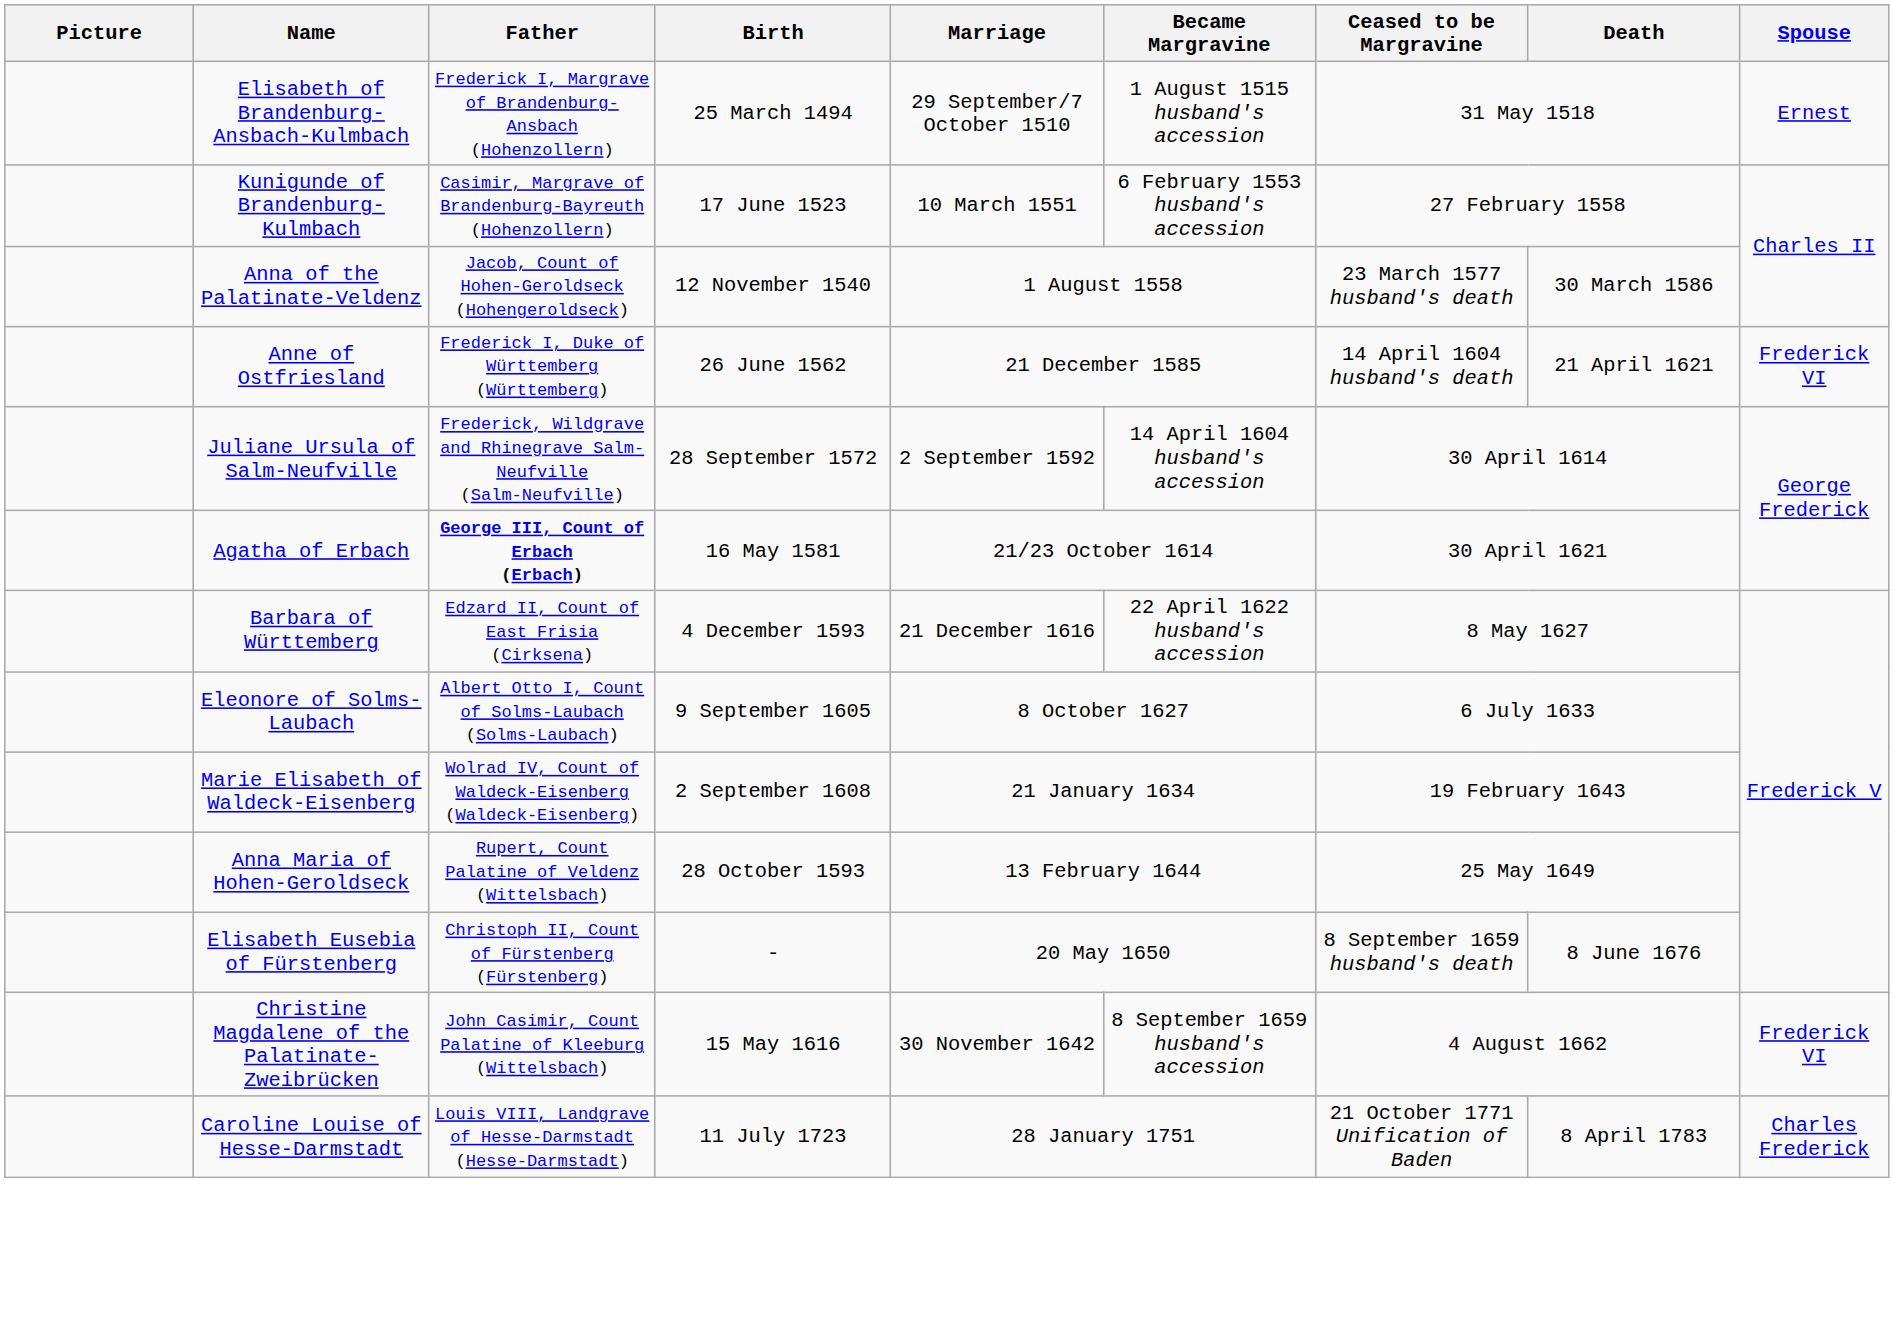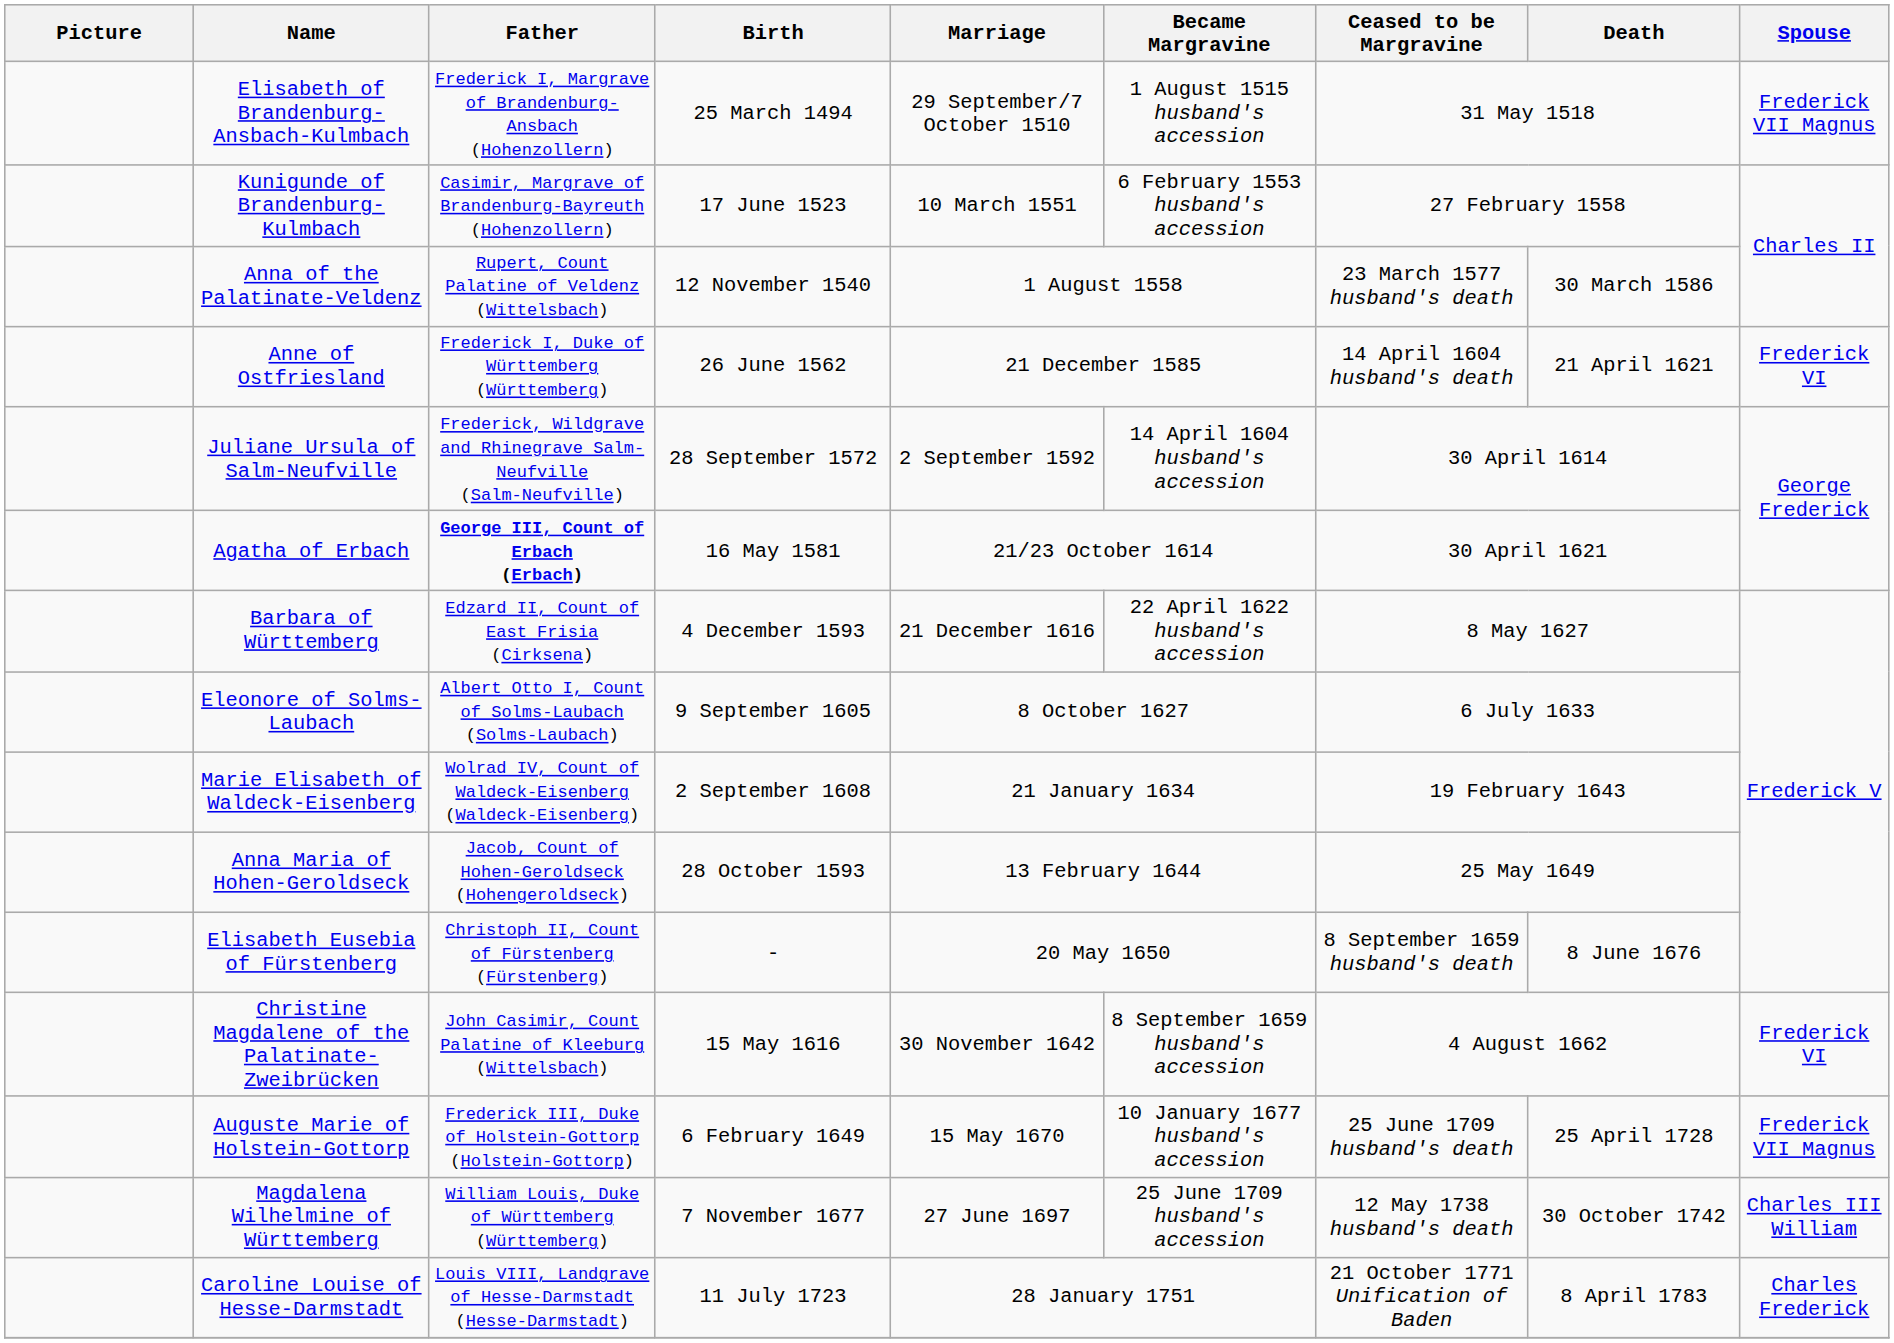(1814, 114) Ernest -> (1814, 114) Frederick VII Magnus
(542, 287) Jacob, Count of Hohen-Geroldseck (Hohengeroldseck) -> (542, 287) Rupert, Count Palatine of Veldenz (Wittelsbach)
(542, 873) Rupert, Count Palatine of Veldenz (Wittelsbach) -> (542, 873) Jacob, Count of Hohen-Geroldseck (Hohengeroldseck)
+ row: (311, 1137)
+ row: (311, 1217)
